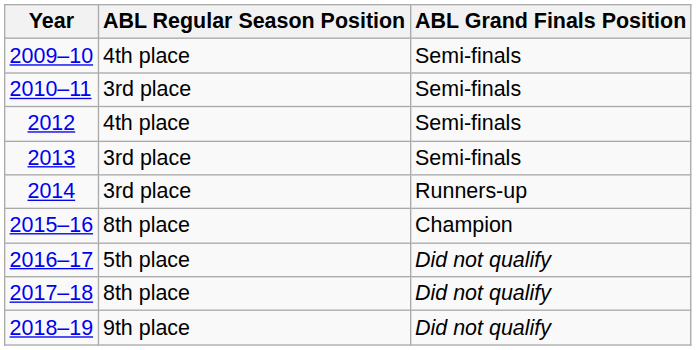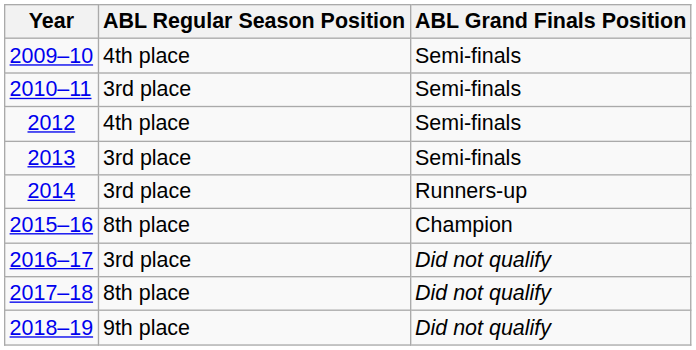(146, 259) 5th place -> (147, 259) 3rd place
